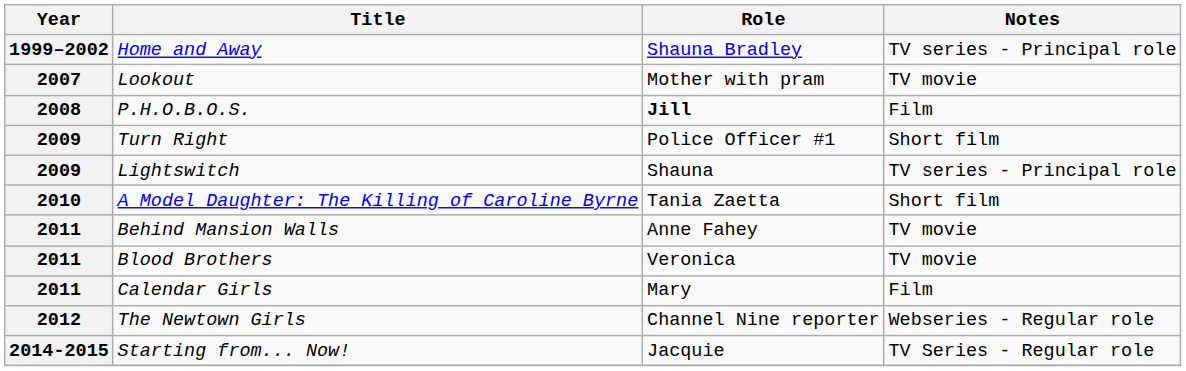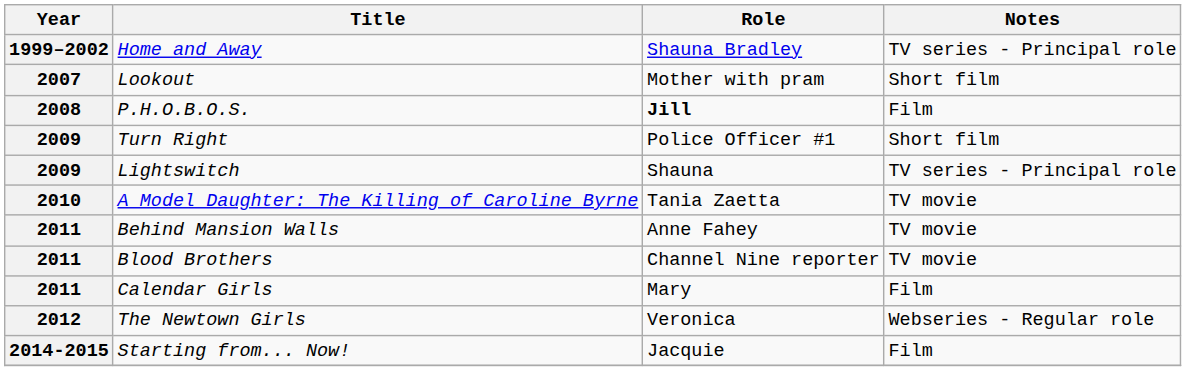(933, 80) TV movie -> (944, 80) Short film
(944, 200) Short film -> (933, 200) TV movie
(691, 260) Veronica -> (763, 260) Channel Nine reporter
(763, 321) Channel Nine reporter -> (691, 321) Veronica
(1021, 351) TV Series - Regular role -> (911, 351) Film
